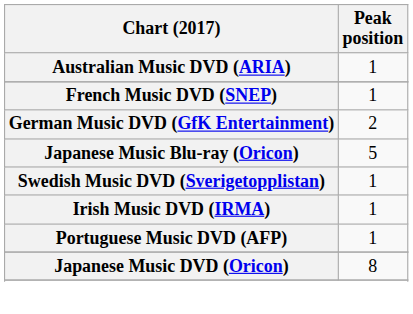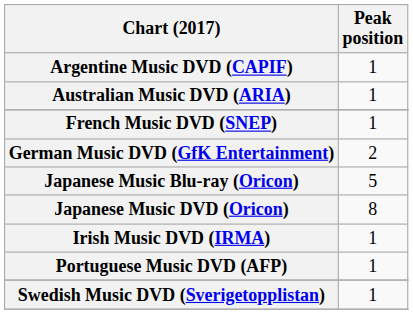+ row: (171, 67)
rows swapped: (171, 266) <-> (171, 180)
